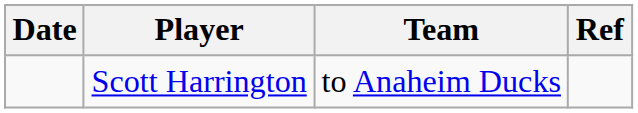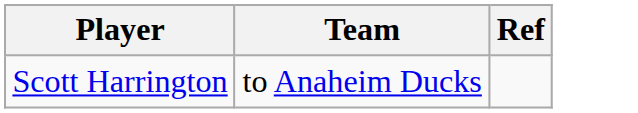- column: (45, 30)
